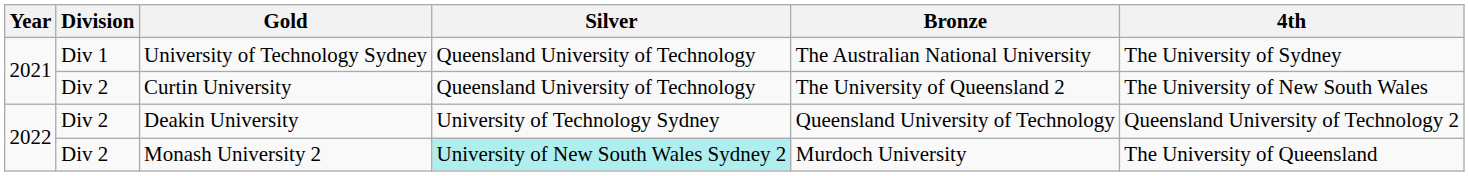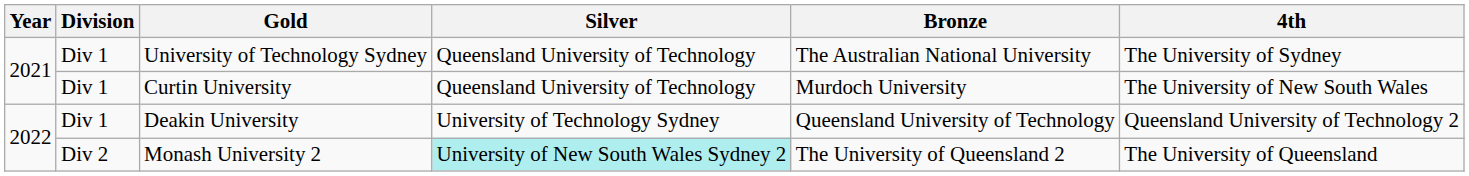(85, 87) Div 2 -> (85, 87) Div 1
(930, 87) The University of Queensland 2 -> (881, 87) Murdoch University
(85, 120) Div 2 -> (85, 120) Div 1
(881, 154) Murdoch University -> (930, 154) The University of Queensland 2
